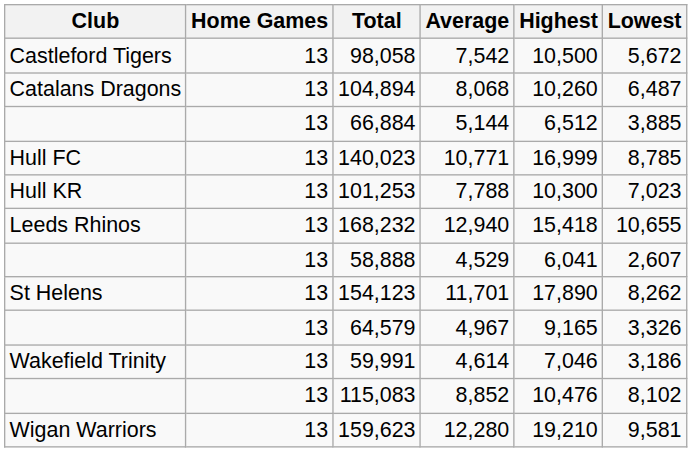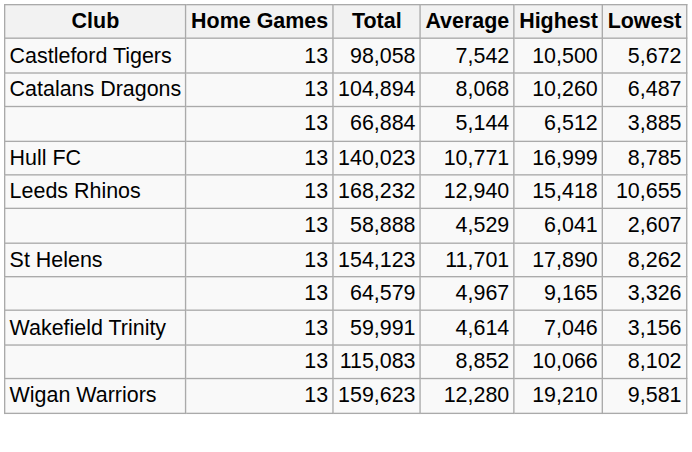- row: (377, 191)
(655, 361) 3,186 -> (655, 327) 3,156
(565, 395) 10,476 -> (565, 361) 10,066
